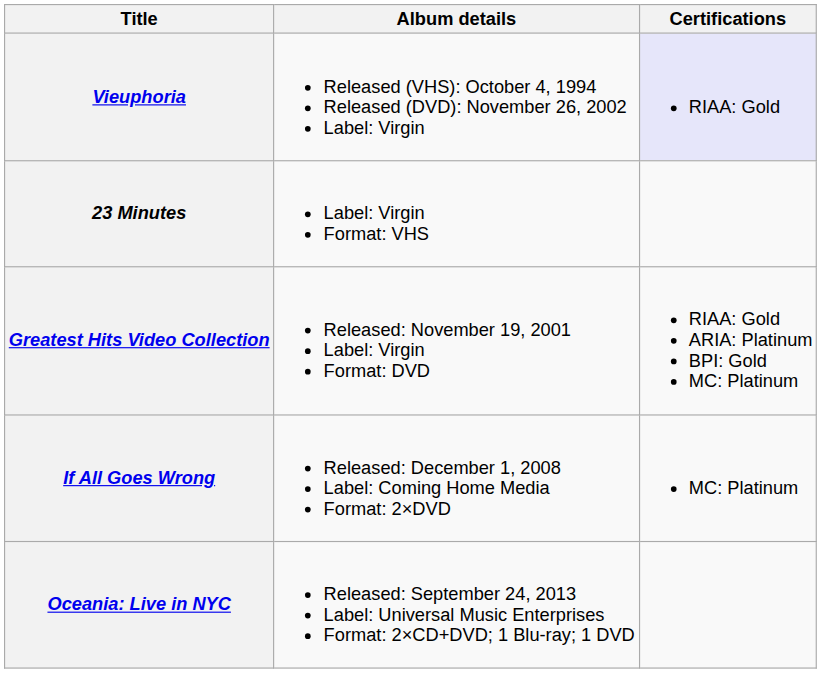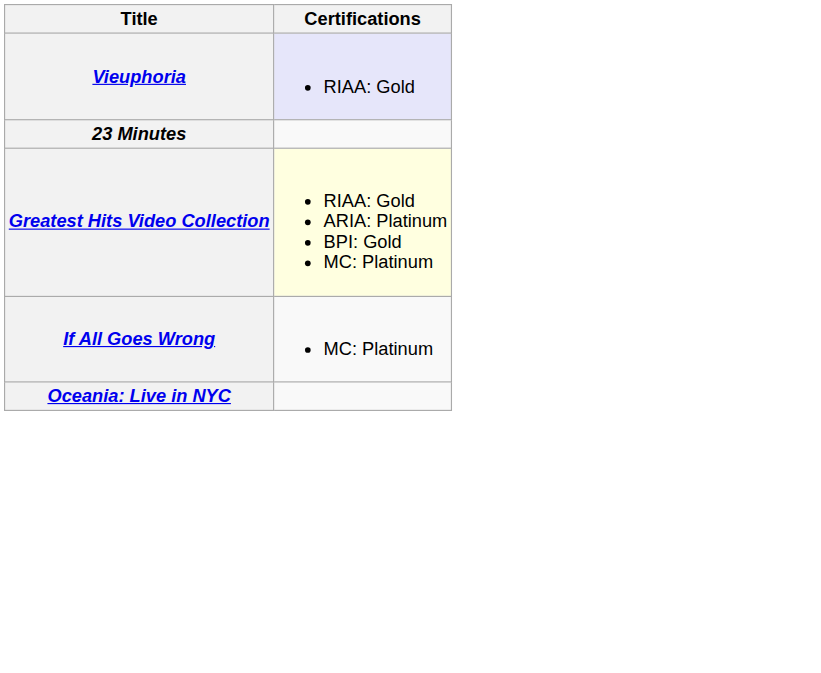- column: (456, 18)
(728, 351) no background -> (363, 232) lightyellow background
